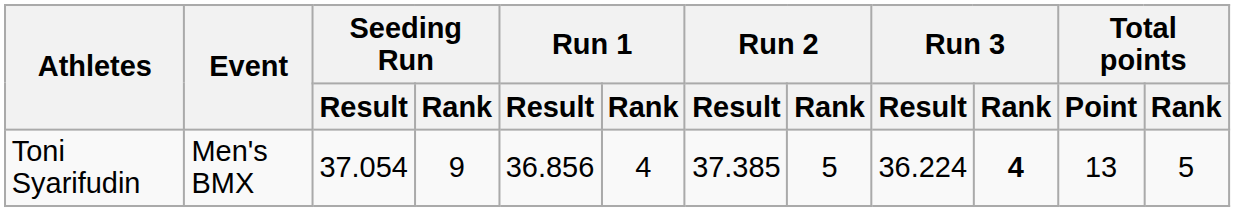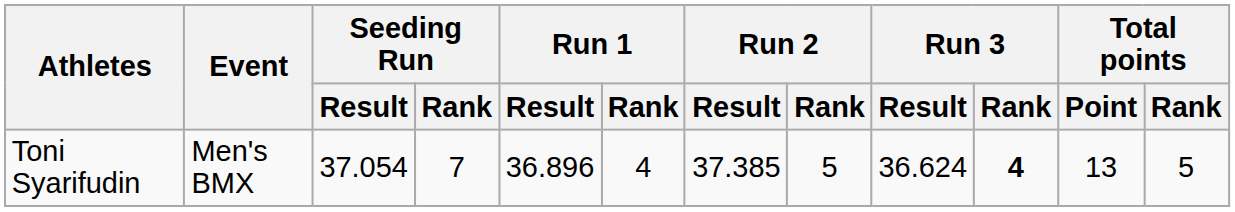(457, 168) 9 -> (457, 168) 7
(550, 168) 36.856 -> (550, 168) 36.896
(923, 168) 36.224 -> (923, 168) 36.624
